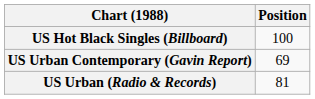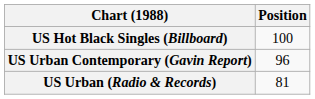(282, 60) 69 -> (282, 60) 96
